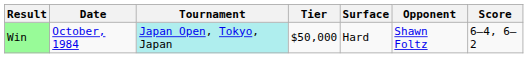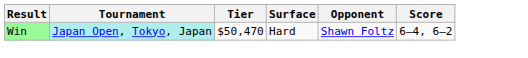- column: (93, 13)
(314, 38) $50,000 -> (240, 31) $50,470
